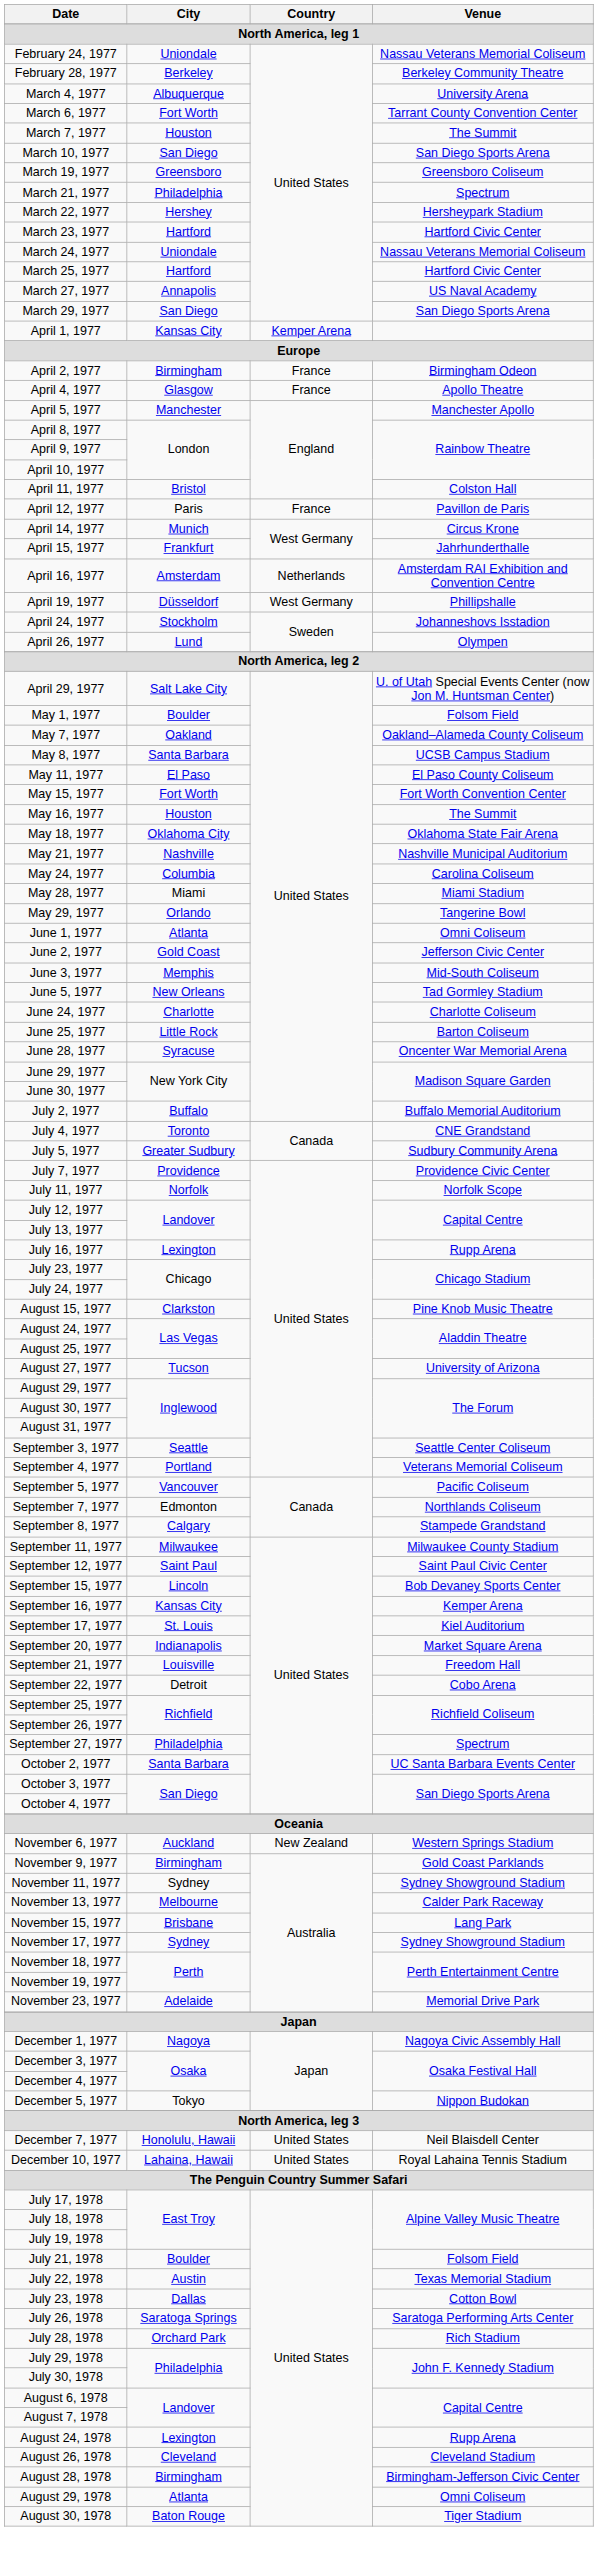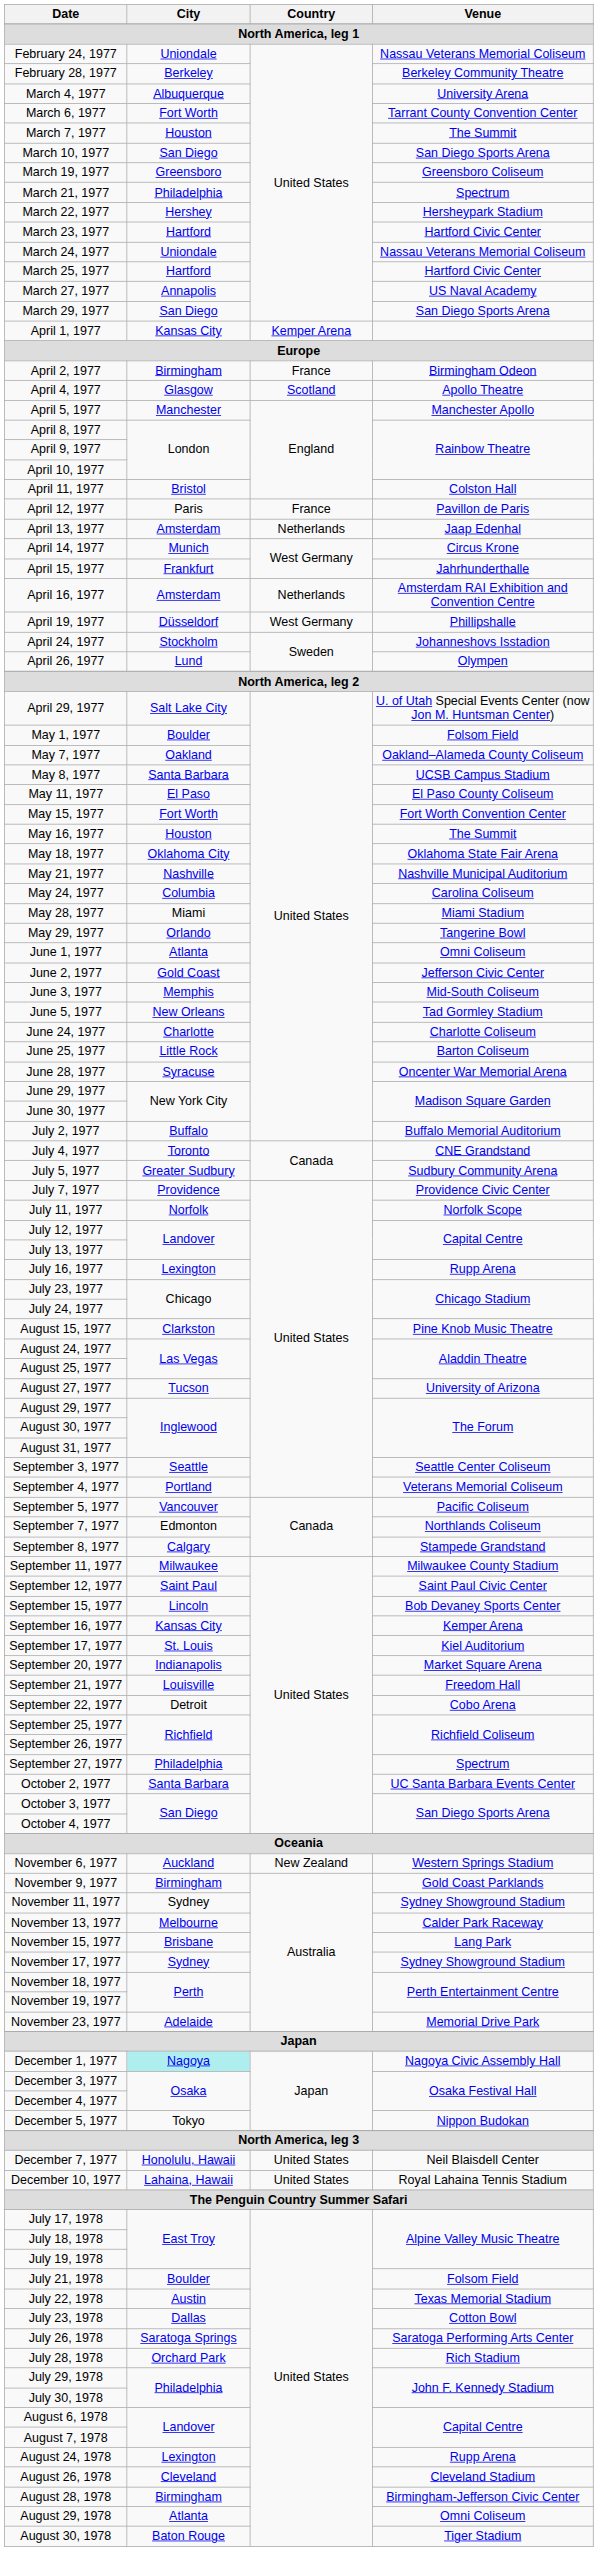(311, 390) France -> (311, 390) Scotland
+ row: (66, 529)
(189, 2041) no background -> (189, 2061) paleturquoise background
